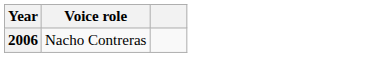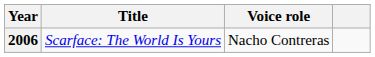+ column: (133, 16)
